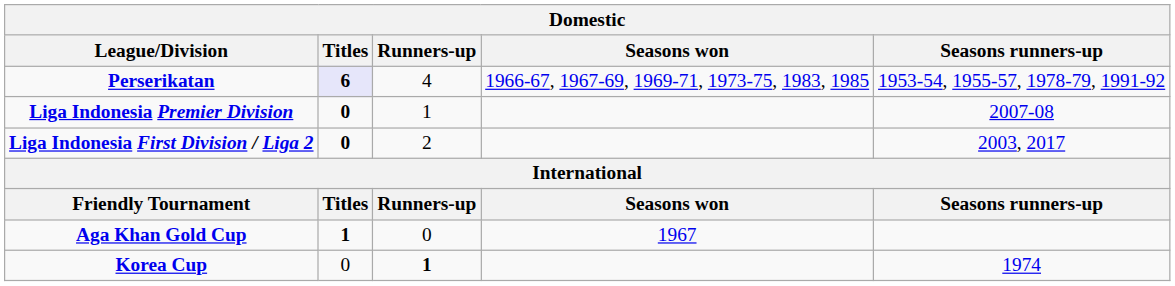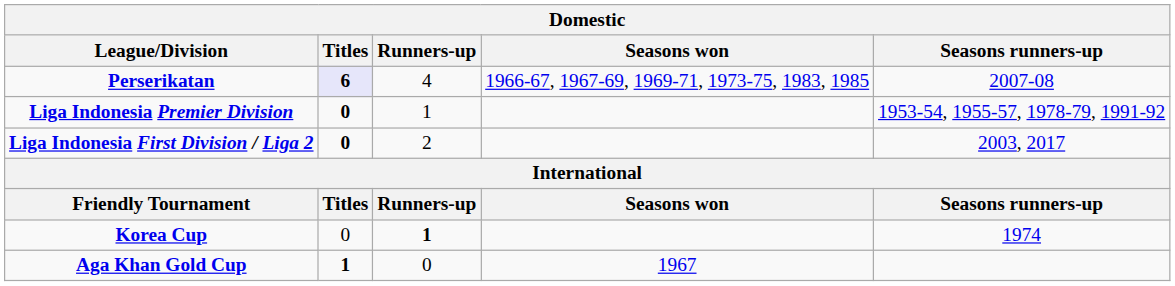(1022, 81) 1953-54, 1955-57, 1978-79, 1991-92 -> (1022, 81) 2007-08
(1022, 111) 2007-08 -> (1022, 111) 1953-54, 1955-57, 1978-79, 1991-92
rows swapped: (161, 234) <-> (161, 265)
